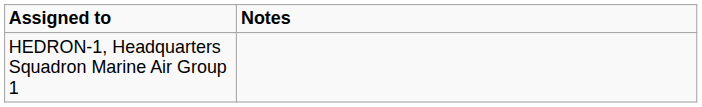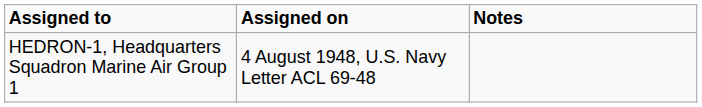+ column: (295, 18)
